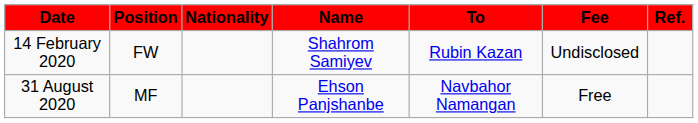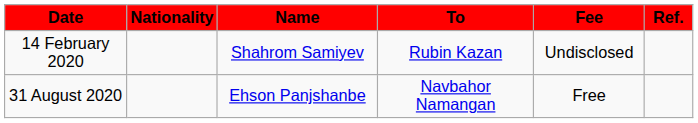- column: (146, 18)
